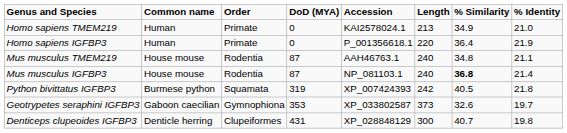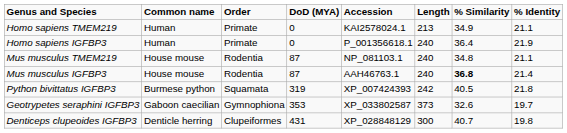(524, 27) 21.0 -> (524, 27) 21.1
(425, 43) 220 -> (425, 43) 240
(371, 58) AAH46763.1 -> (373, 58) NP_081103.1
(373, 74) NP_081103.1 -> (371, 74) AAH46763.1
